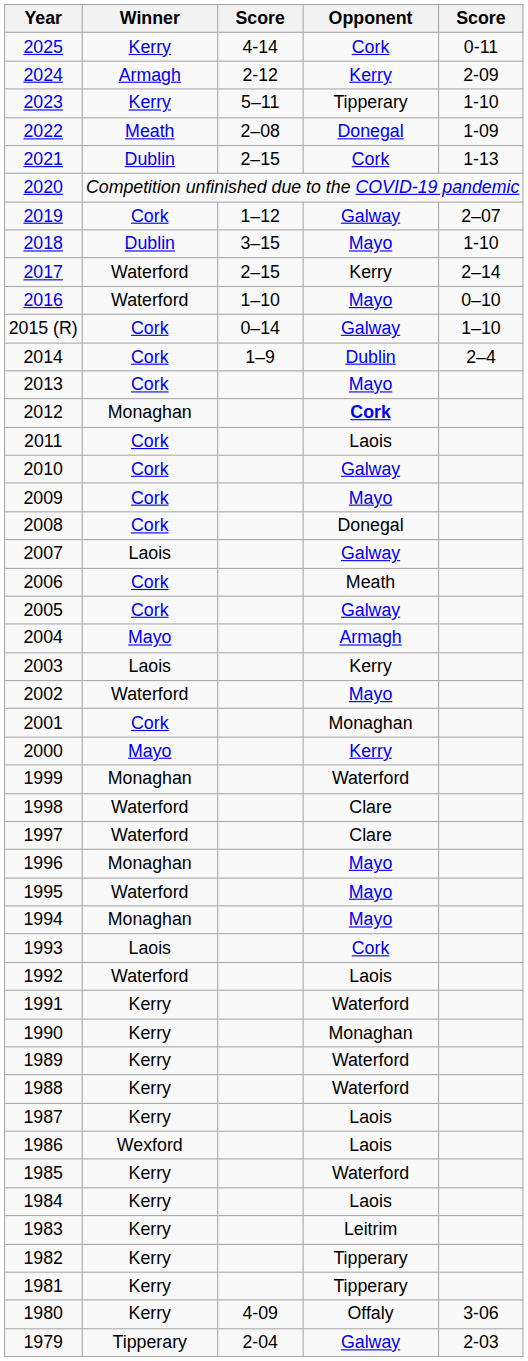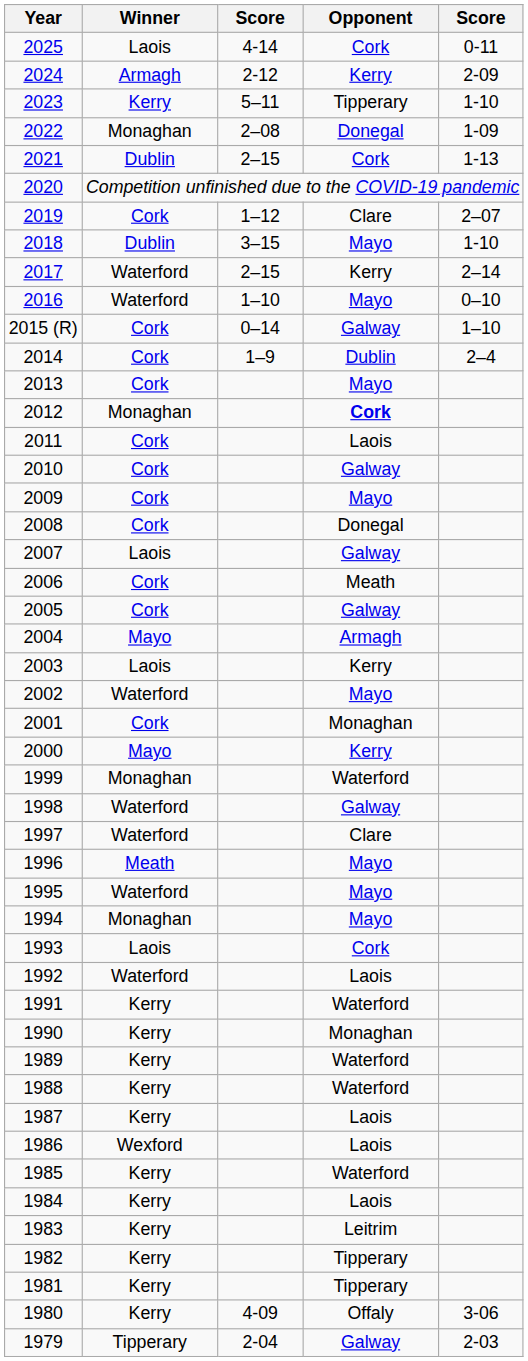(150, 46) Kerry -> (150, 46) Laois
(150, 131) Meath -> (150, 131) Monaghan
(371, 215) Galway -> (371, 215) Clare
(371, 807) Clare -> (371, 807) Galway
(150, 863) Monaghan -> (150, 863) Meath
